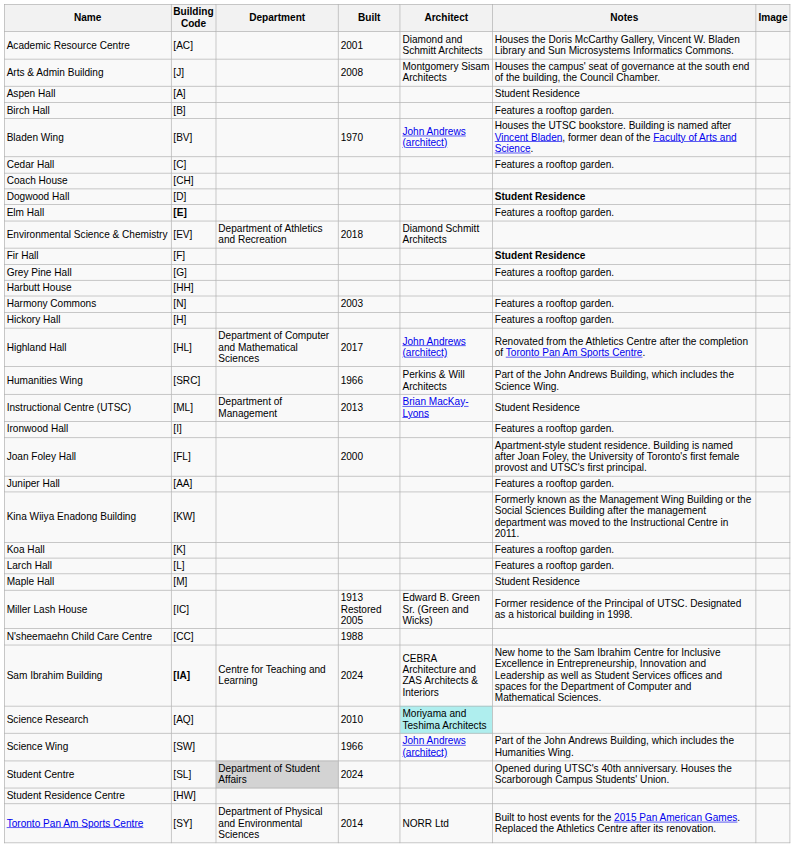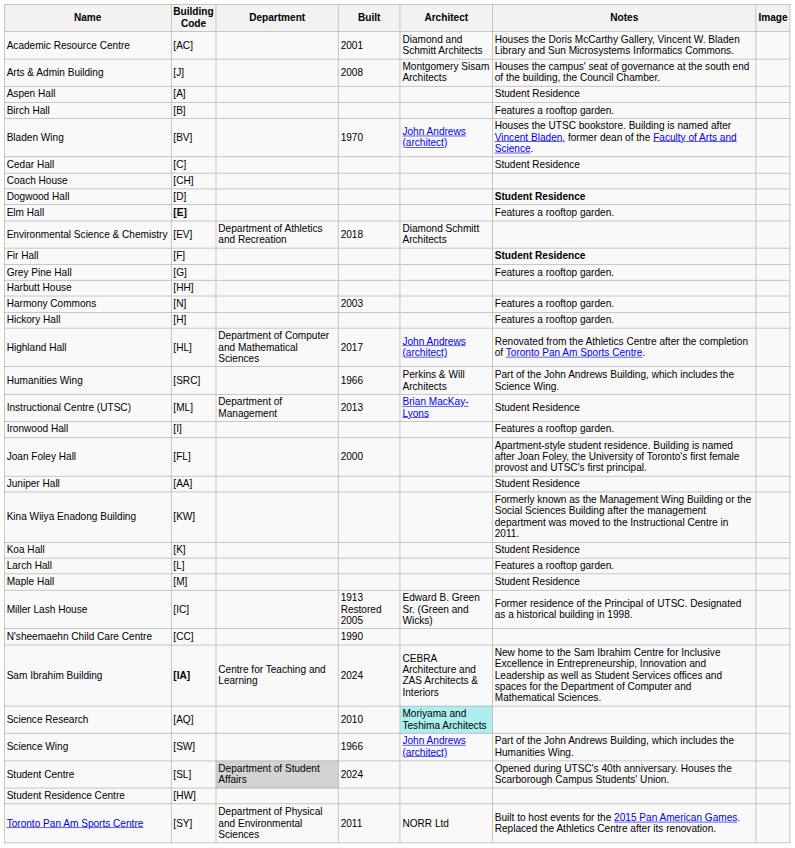(554, 165) Features a rooftop garden. -> (537, 165) Student Residence
(554, 484) Features a rooftop garden. -> (537, 484) Student Residence
(554, 550) Features a rooftop garden. -> (537, 550) Student Residence
(352, 636) 1988 -> (352, 636) 1990
(352, 823) 2014 -> (351, 823) 2011
